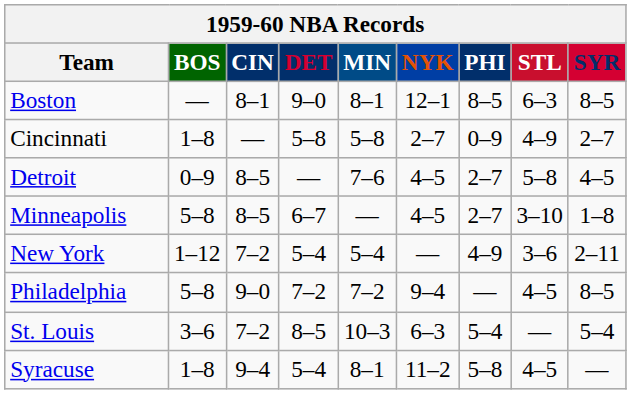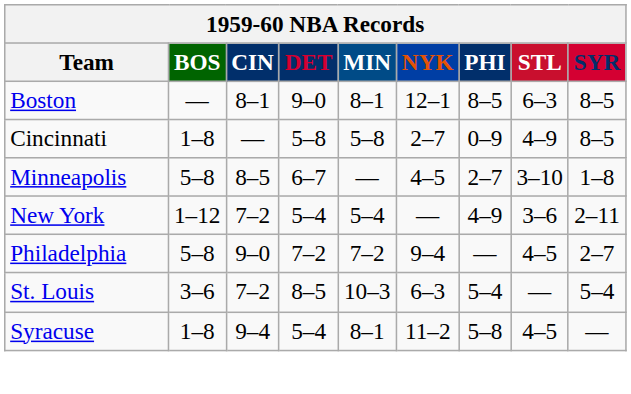(597, 138) 2–7 -> (597, 138) 8–5
- row: (43, 177)
(597, 292) 8–5 -> (597, 253) 2–7
